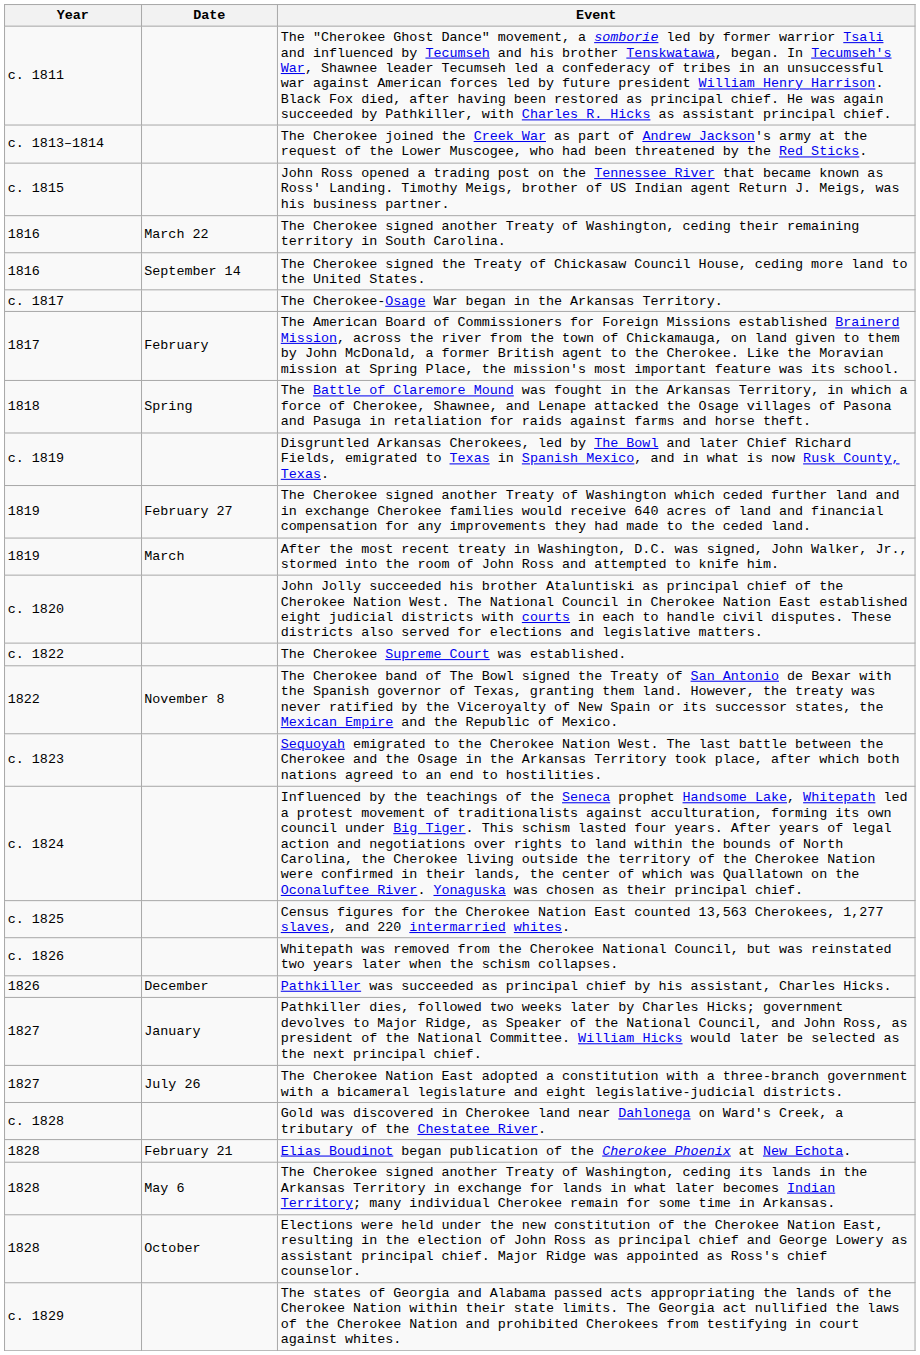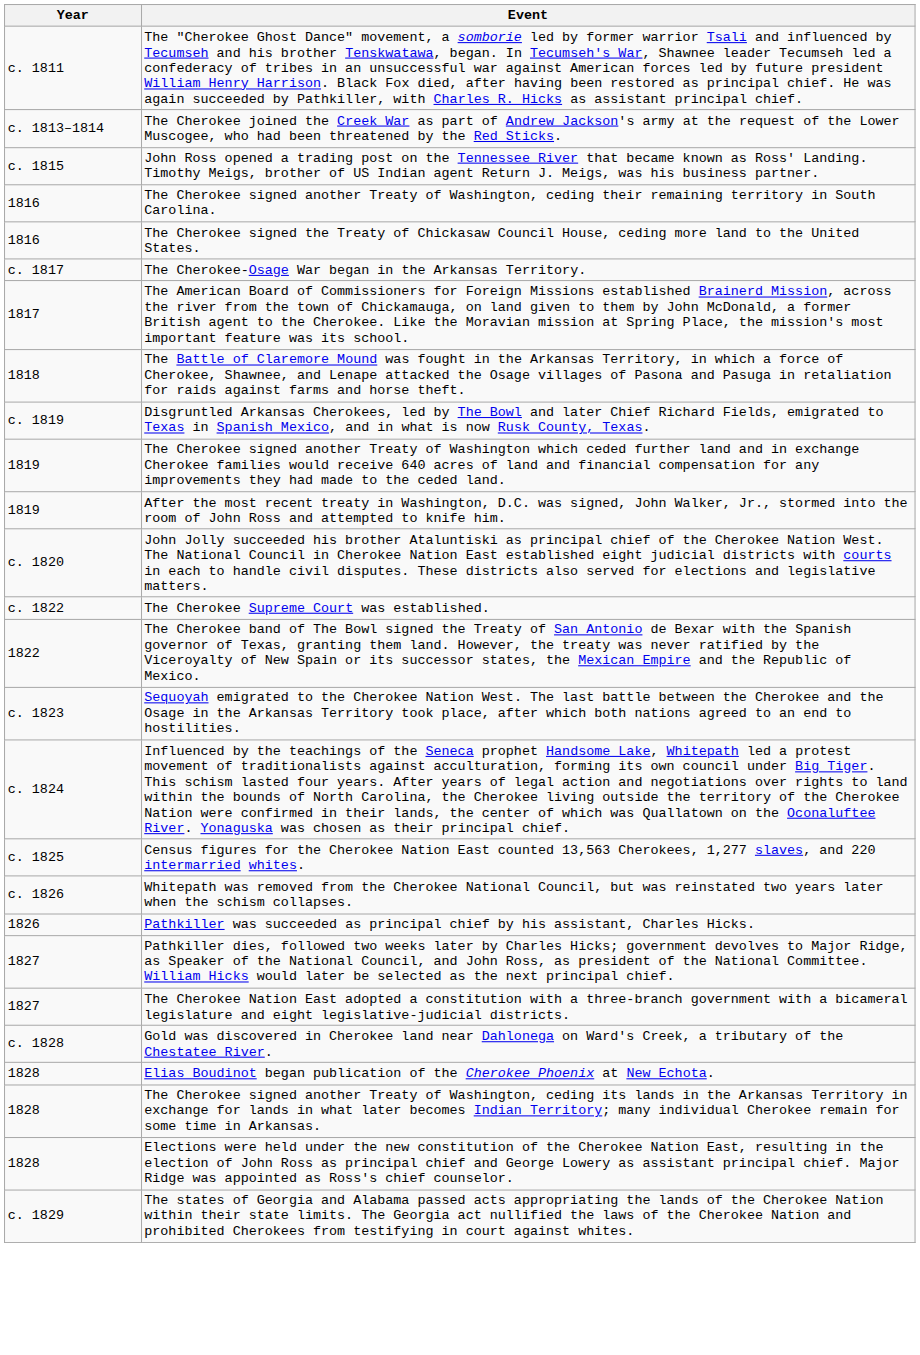- column: (209, 15)
